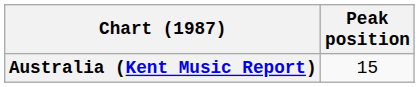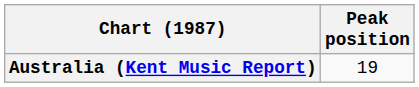(367, 68) 15 -> (367, 68) 19
